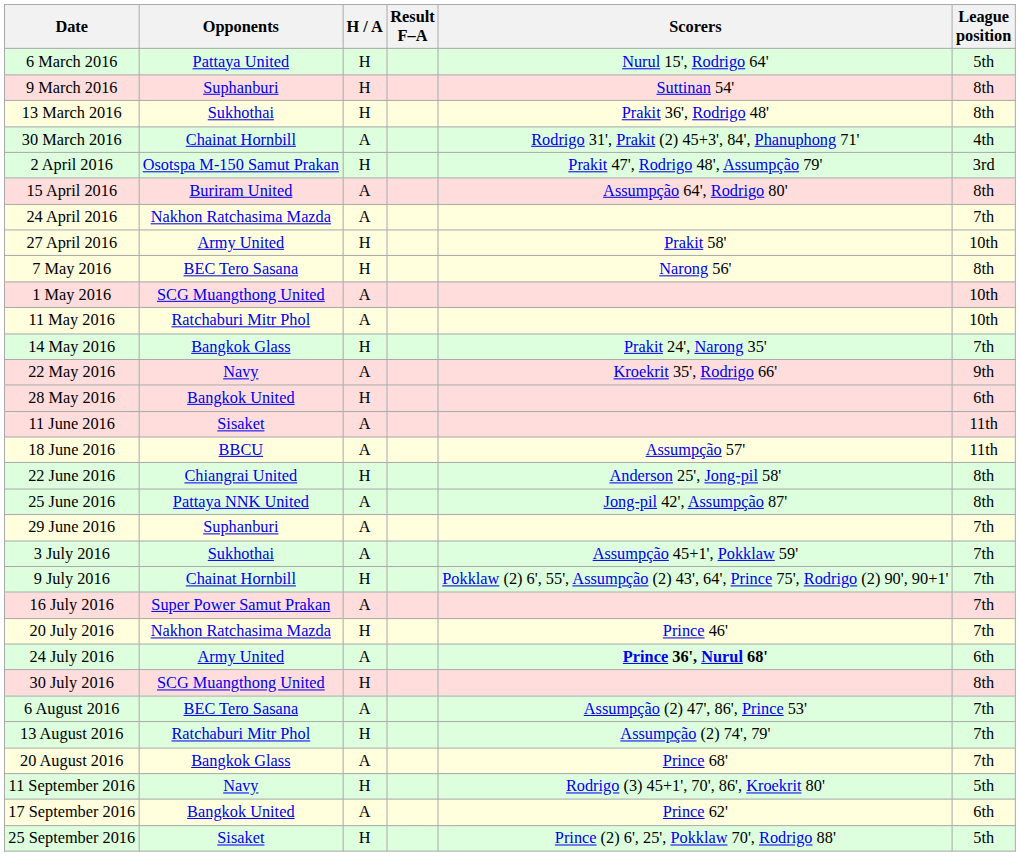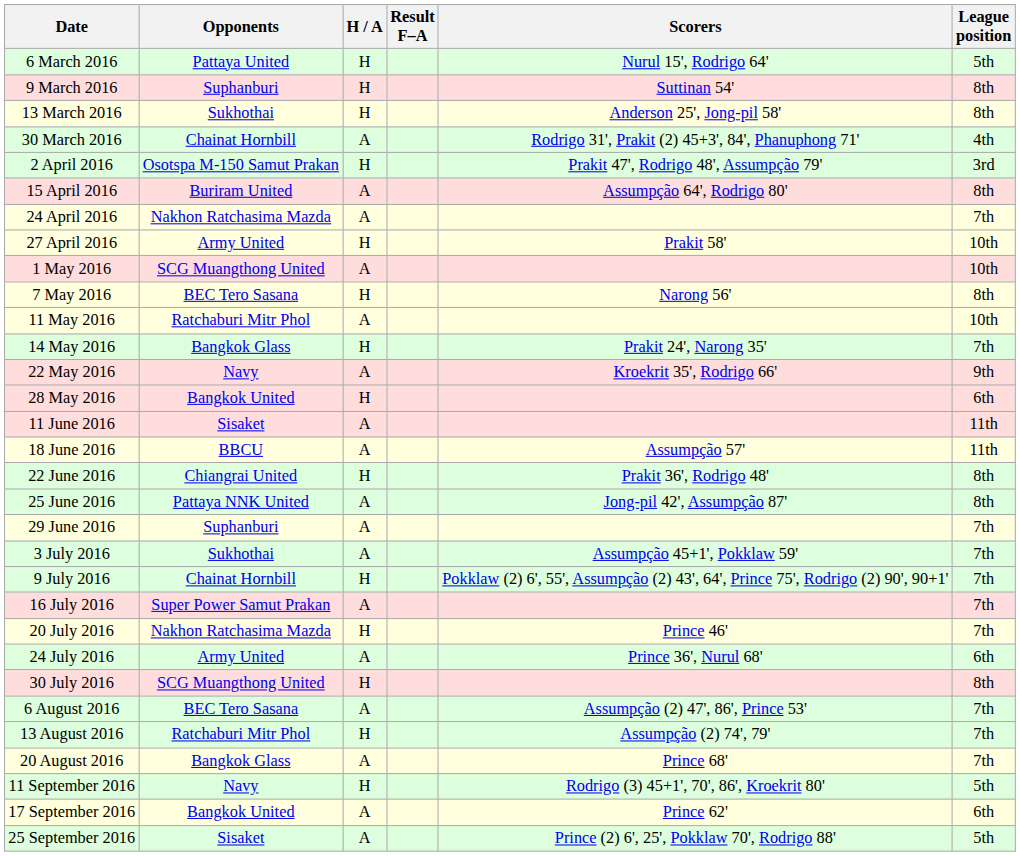(695, 113) Prakit 36', Rodrigo 48' -> (695, 113) Anderson 25', Jong-pil 58'
rows swapped: (72, 294) <-> (72, 268)
(695, 475) Anderson 25', Jong-pil 58' -> (695, 475) Prakit 36', Rodrigo 48'
(695, 656) bold -> (695, 656) normal
(365, 838) H -> (365, 838) A
